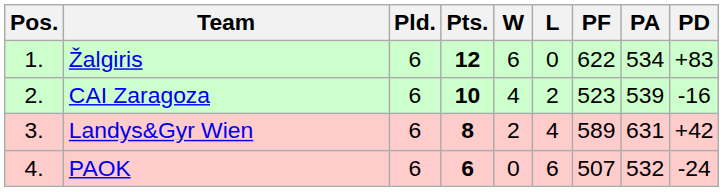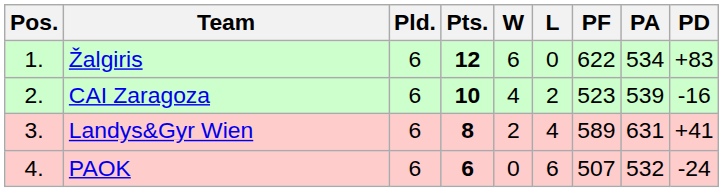(694, 131) +42 -> (694, 131) +41
